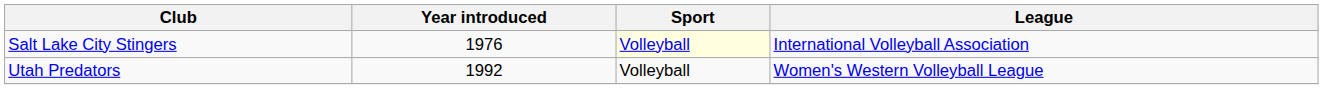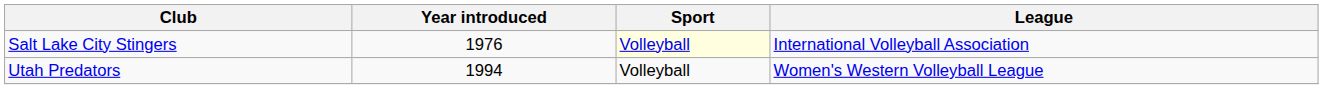(484, 70) 1992 -> (484, 70) 1994
